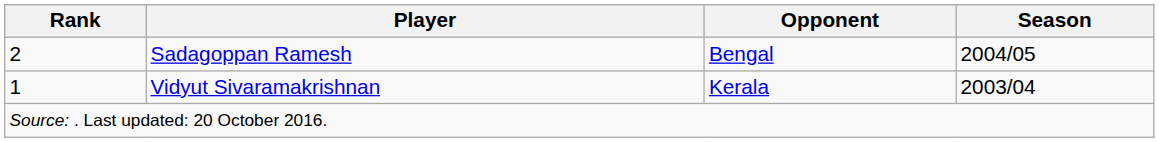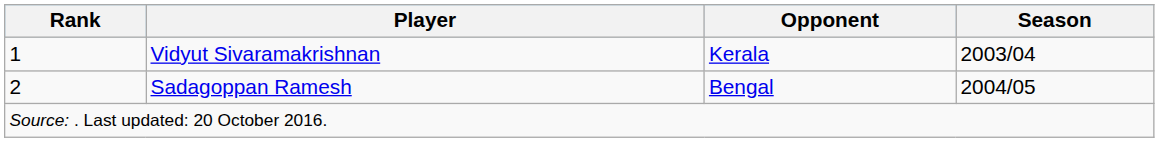rows swapped: (265, 86) <-> (251, 53)
